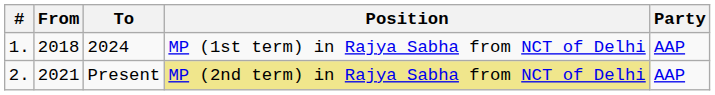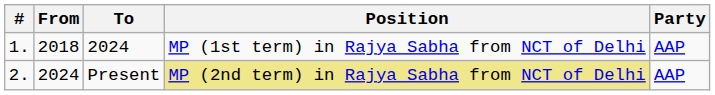(59, 75) 2021 -> (59, 75) 2024
